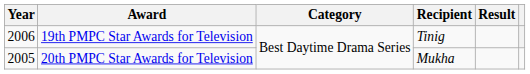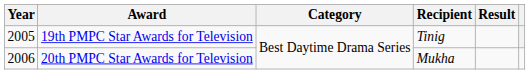(21, 36) 2006 -> (21, 36) 2005
(21, 58) 2005 -> (21, 58) 2006
